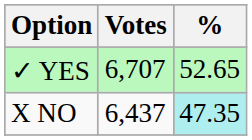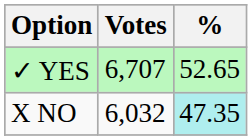(135, 113) 6,437 -> (135, 113) 6,032
